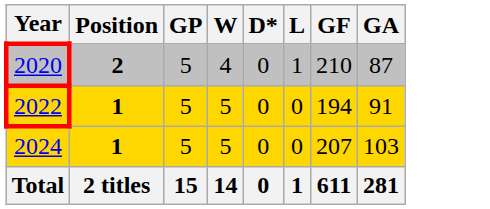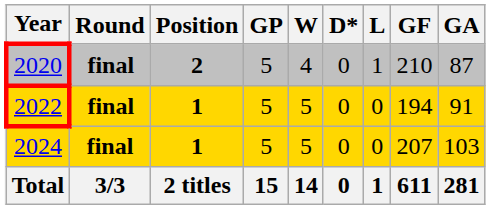+ column: (110, 24)
